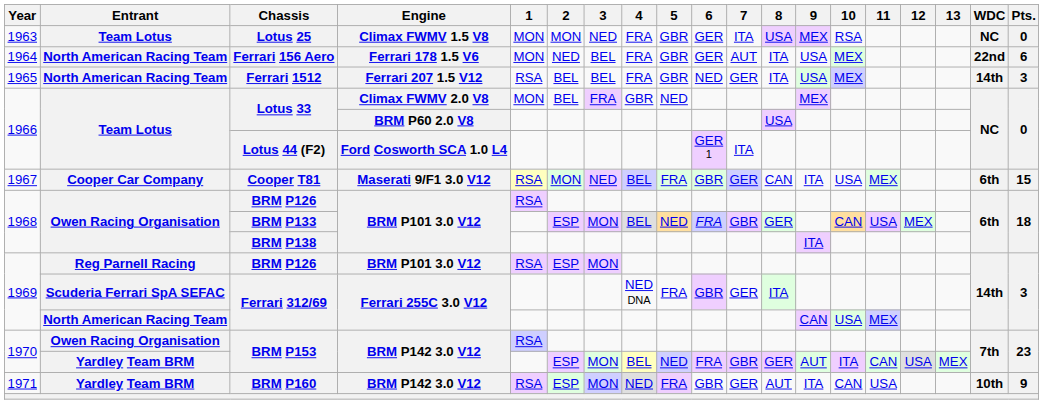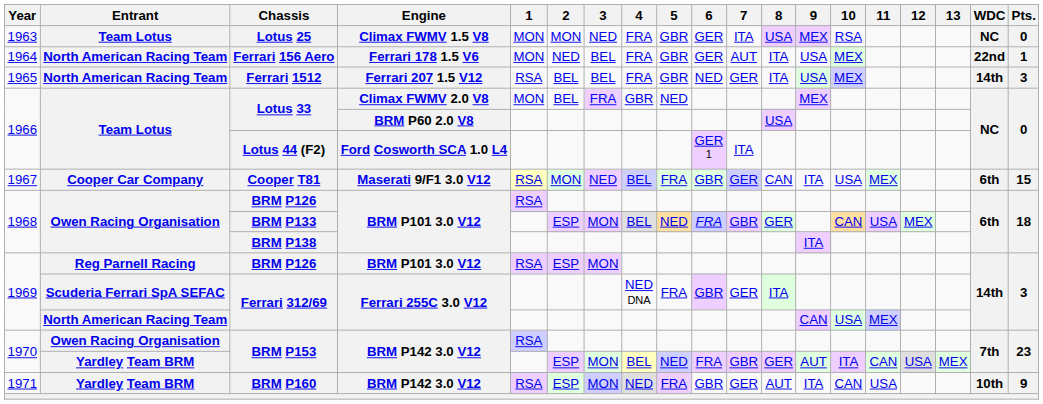(1024, 57) 6 -> (1024, 57) 1
